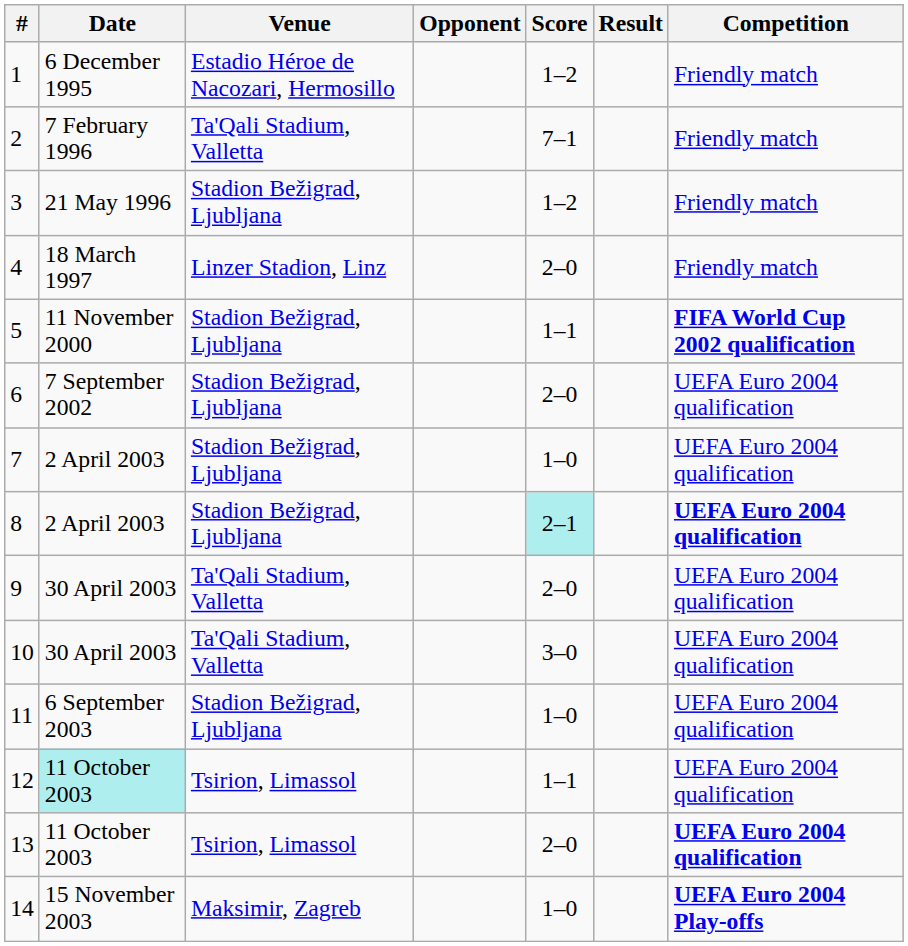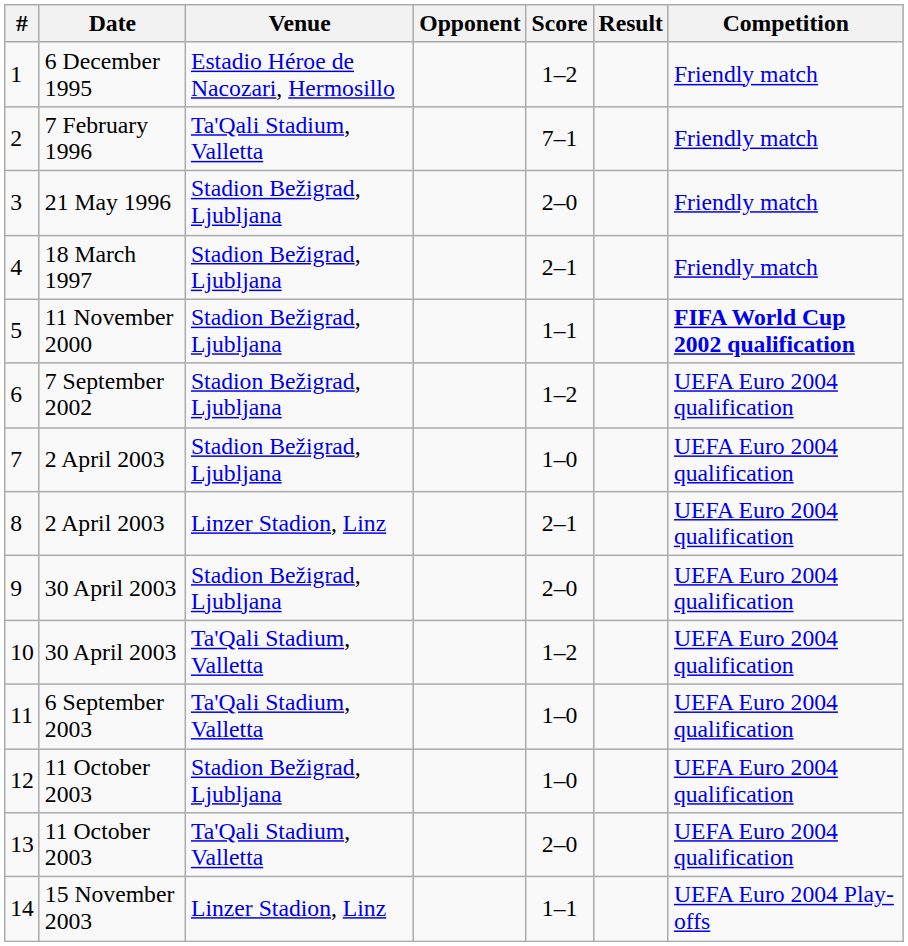(560, 202) 1–2 -> (560, 202) 2–0
(289, 266) Linzer Stadion, Linz -> (276, 266) Stadion Bežigrad, Ljubljana
(560, 266) 2–0 -> (560, 266) 2–1
(560, 395) 2–0 -> (560, 395) 1–2
(276, 523) Stadion Bežigrad, Ljubljana -> (289, 523) Linzer Stadion, Linz
(560, 523) paleturquoise background -> (560, 523) no background
(760, 523) bold -> (756, 523) normal
(270, 587) Ta'Qali Stadium, Valletta -> (276, 587) Stadion Bežigrad, Ljubljana
(560, 651) 3–0 -> (560, 651) 1–2
(276, 716) Stadion Bežigrad, Ljubljana -> (270, 716) Ta'Qali Stadium, Valletta
(97, 780) paleturquoise background -> (97, 780) no background
(274, 780) Tsirion, Limassol -> (276, 780) Stadion Bežigrad, Ljubljana
(560, 780) 1–1 -> (560, 780) 1–0
(274, 844) Tsirion, Limassol -> (270, 844) Ta'Qali Stadium, Valletta
(760, 844) bold -> (756, 844) normal
(276, 908) Maksimir, Zagreb -> (289, 908) Linzer Stadion, Linz
(560, 908) 1–0 -> (560, 908) 1–1
(760, 908) bold -> (784, 908) normal
